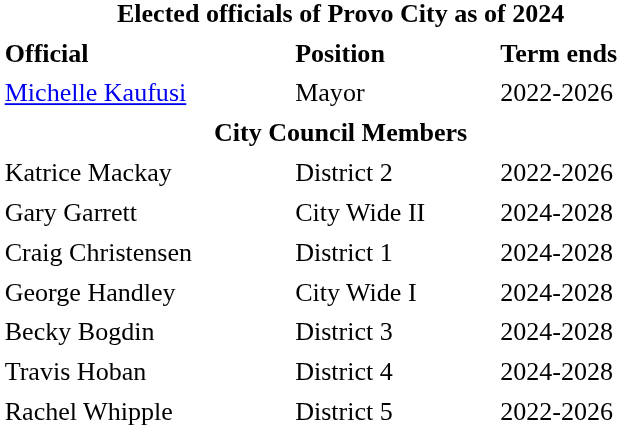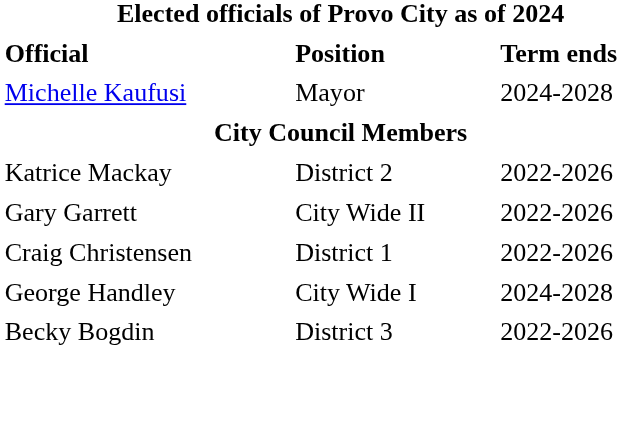(557, 92) 2022-2026 -> (557, 92) 2024-2028
(557, 212) 2024-2028 -> (557, 212) 2022-2026
(557, 252) 2024-2028 -> (557, 252) 2022-2026
(557, 331) 2024-2028 -> (557, 331) 2022-2026
- row: (76, 371)
- row: (89, 411)
